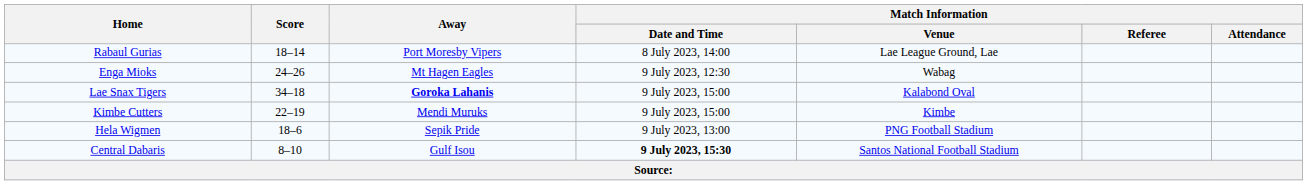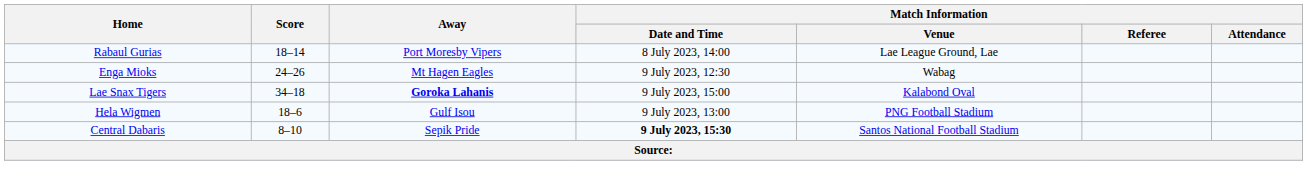- row: (128, 112)
(452, 131) Sepik Pride -> (452, 112) Gulf Isou
(452, 150) Gulf Isou -> (452, 131) Sepik Pride
